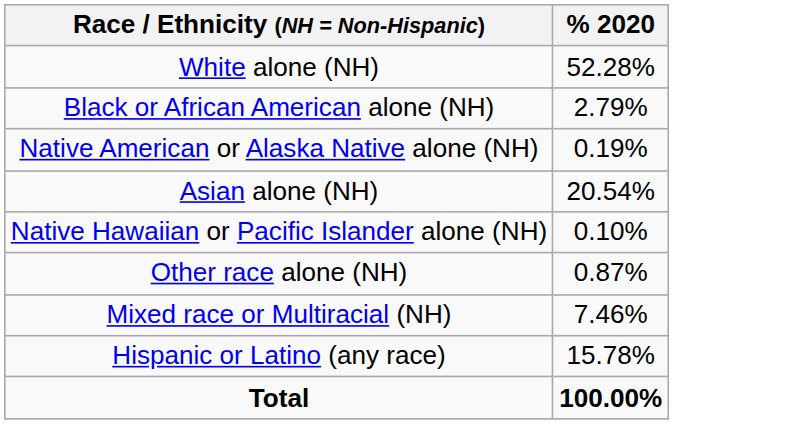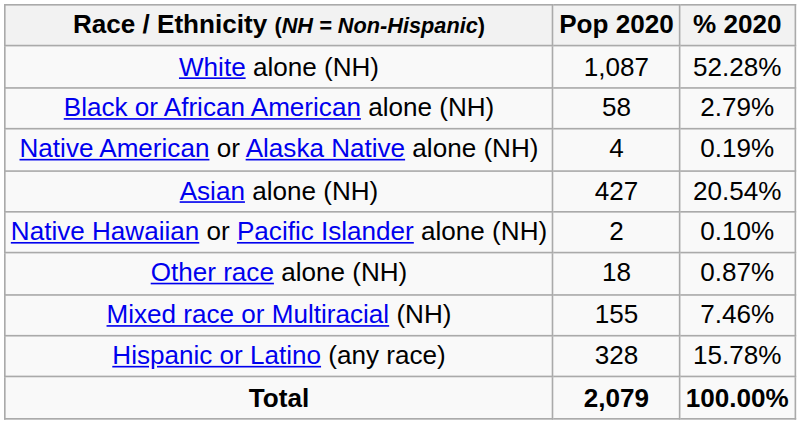+ column: (616, 25)
